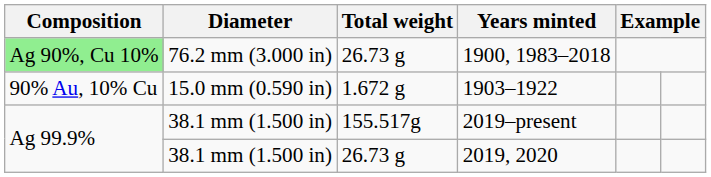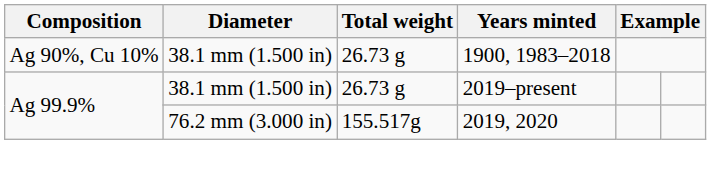(84, 54) lightgreen background -> (84, 54) no background
(250, 54) 76.2 mm (3.000 in) -> (250, 54) 38.1 mm (1.500 in)
- row: (510, 88)
(381, 121) 155.517g -> (373, 88) 26.73 g
(250, 155) 38.1 mm (1.500 in) -> (250, 121) 76.2 mm (3.000 in)
(373, 155) 26.73 g -> (381, 121) 155.517g
